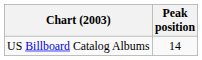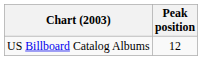(175, 45) 14 -> (175, 45) 12
